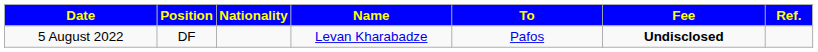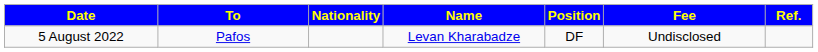columns swapped: (187, 15) <-> (527, 15)
(684, 37) bold -> (684, 37) normal
